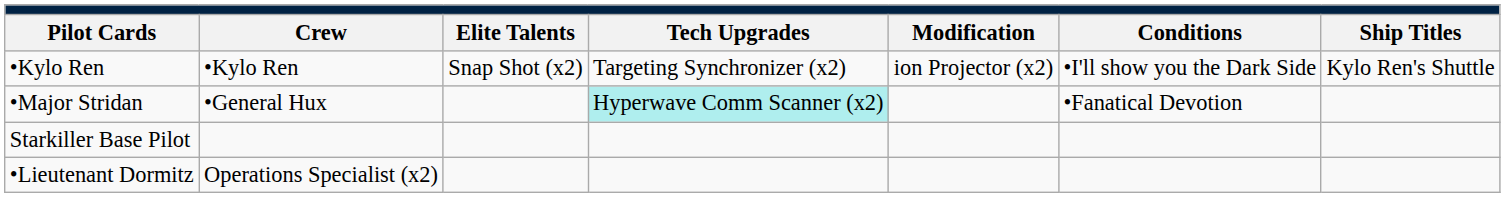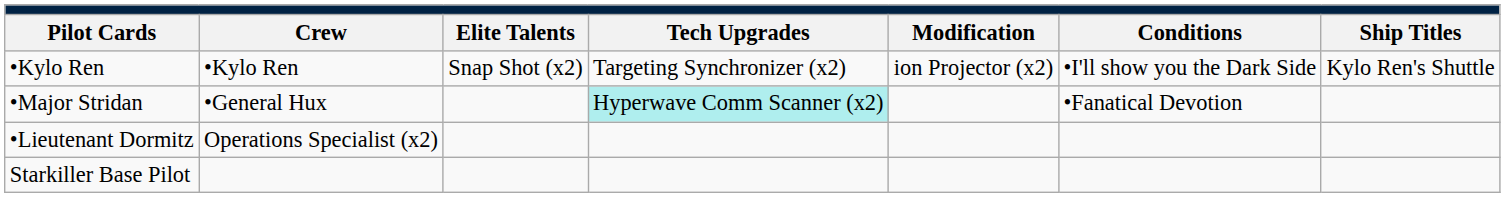rows swapped: (102, 174) <-> (100, 139)
